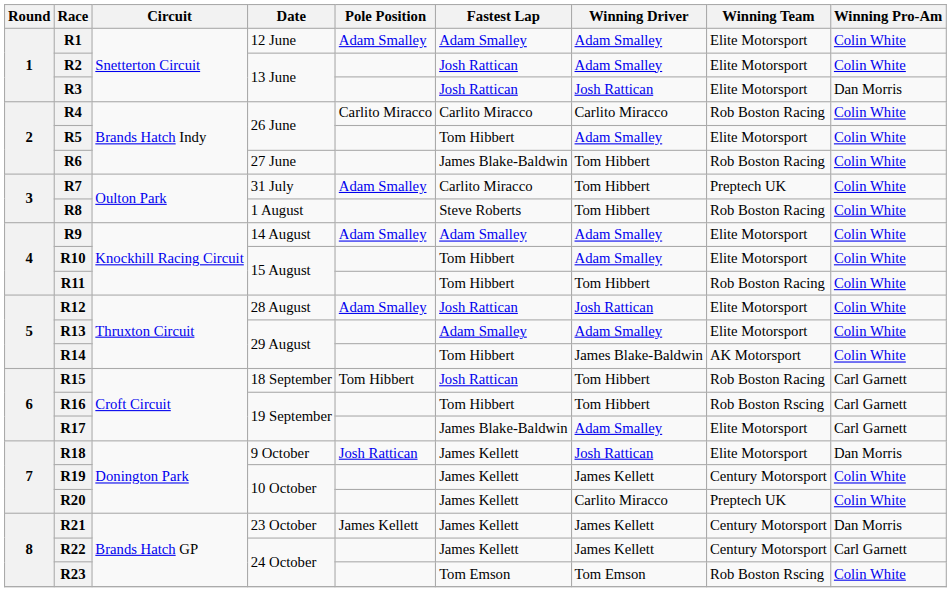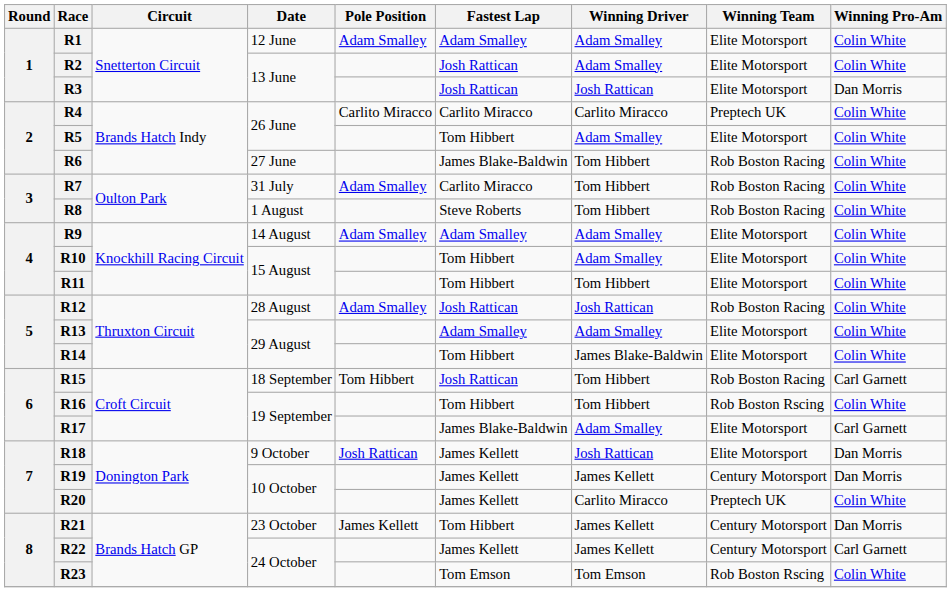(767, 113) Rob Boston Racing -> (748, 113) Preptech UK
(748, 185) Preptech UK -> (767, 185) Rob Boston Racing
(767, 282) Rob Boston Racing -> (759, 282) Elite Motorsport
(759, 307) Elite Motorsport -> (767, 307) Rob Boston Racing
(755, 355) AK Motorsport -> (759, 355) Elite Motorsport
(870, 403) Carl Garnett -> (870, 403) Colin White
(870, 476) Colin White -> (868, 476) Dan Morris
(479, 525) James Kellett -> (477, 525) Tom Hibbert
